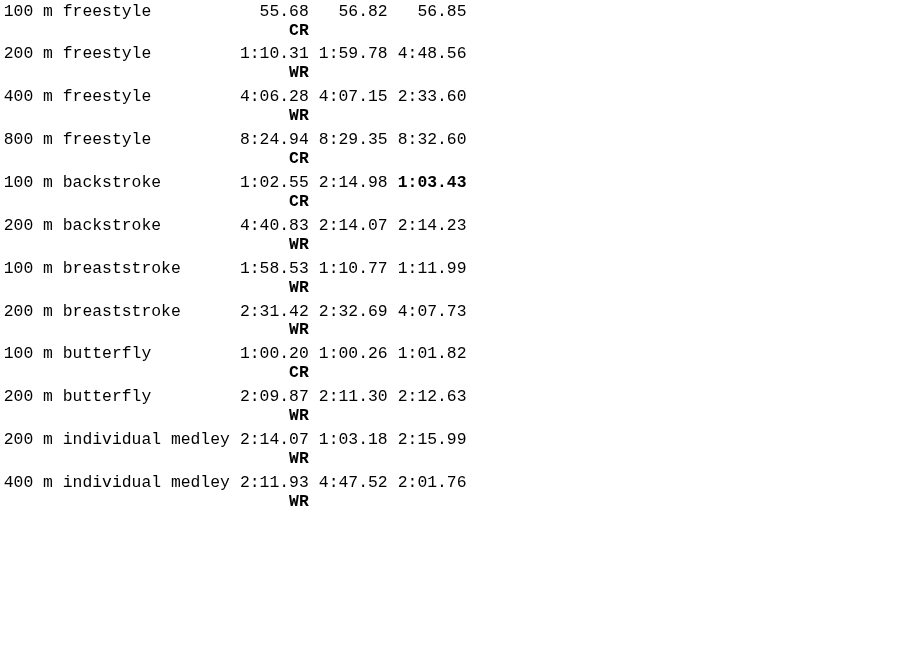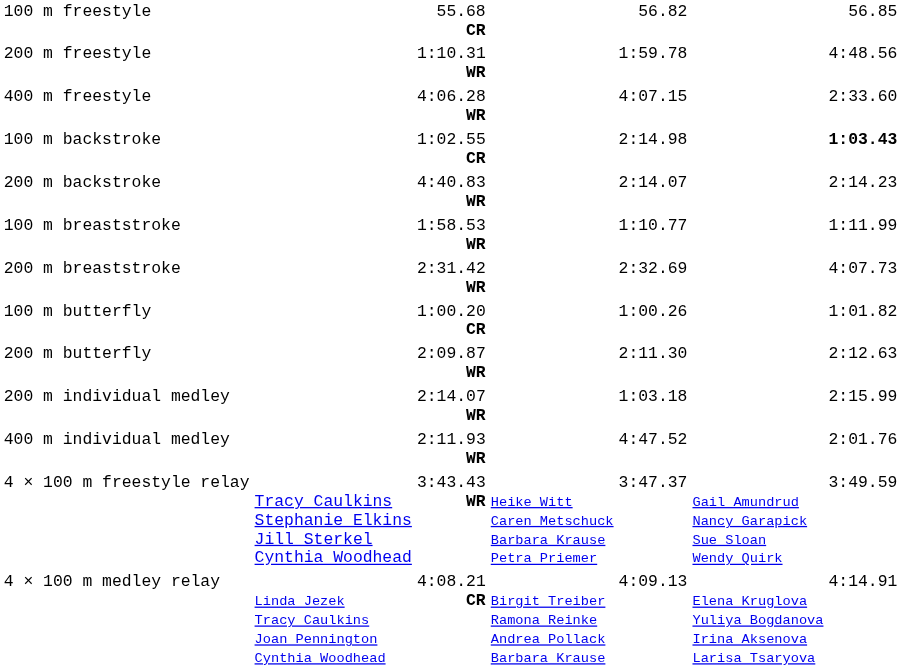- row: (78, 140)
+ row: (127, 482)
+ row: (112, 582)
